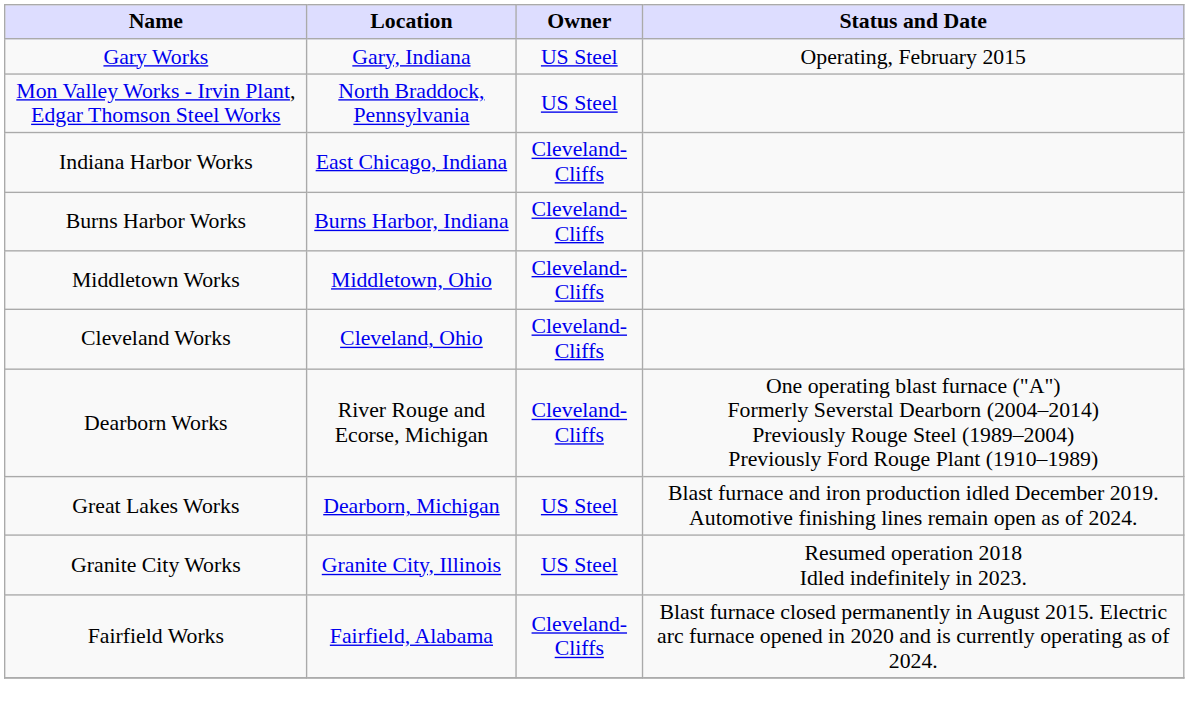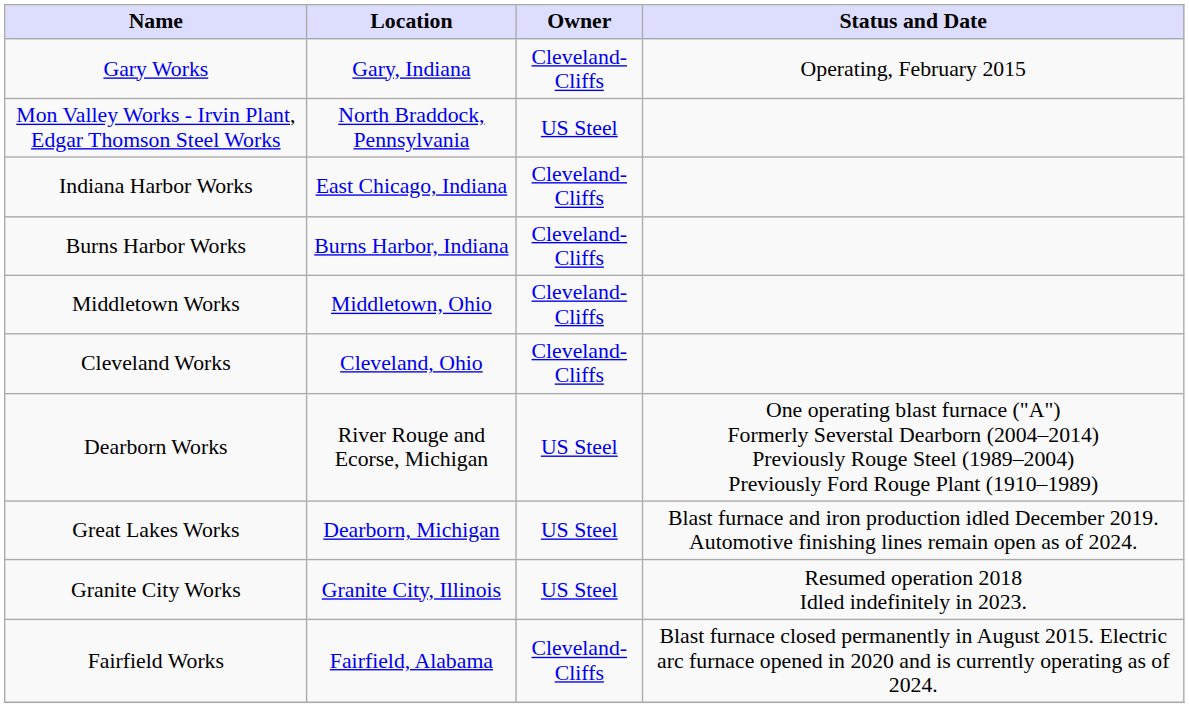(579, 56) US Steel -> (579, 68) Cleveland-Cliffs
(579, 422) Cleveland-Cliffs -> (579, 446) US Steel
